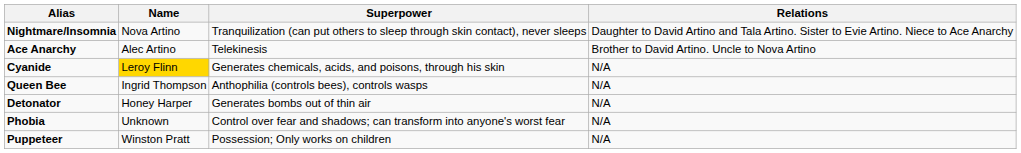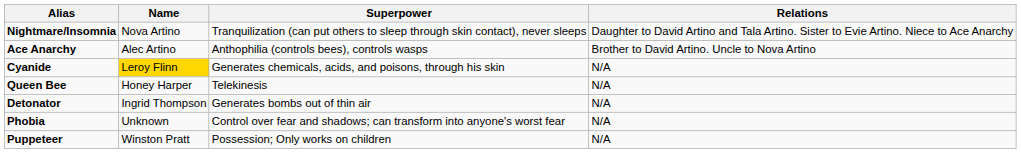(239, 49) Telekinesis -> (320, 49) Anthophilia (controls bees), controls wasps
(164, 85) Ingrid Thompson -> (157, 85) Honey Harper
(320, 85) Anthophilia (controls bees), controls wasps -> (239, 85) Telekinesis
(157, 103) Honey Harper -> (164, 103) Ingrid Thompson
